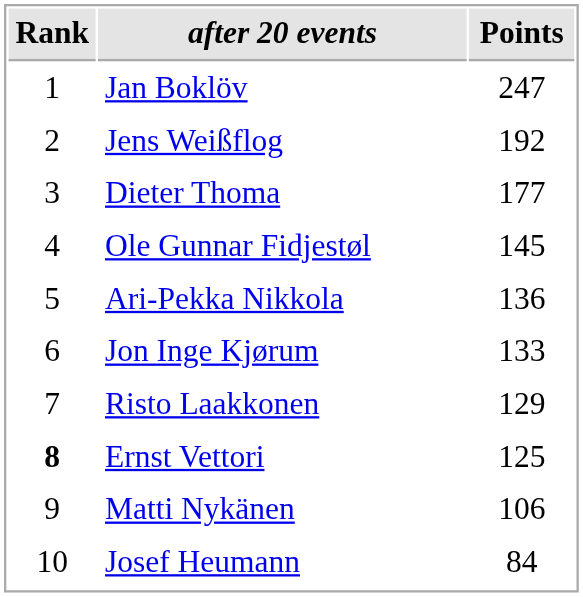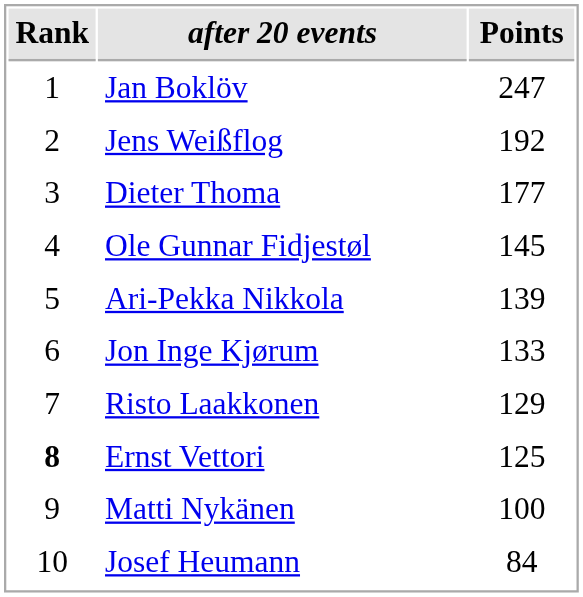(522, 298) 136 -> (522, 298) 139
(522, 509) 106 -> (522, 509) 100
